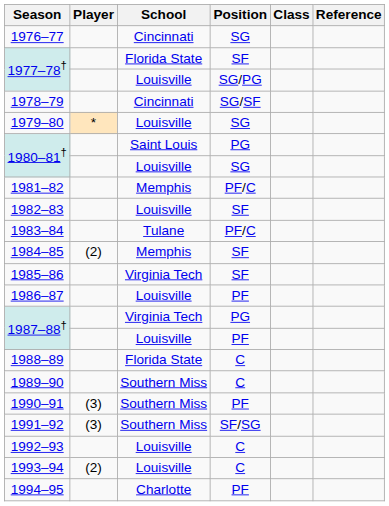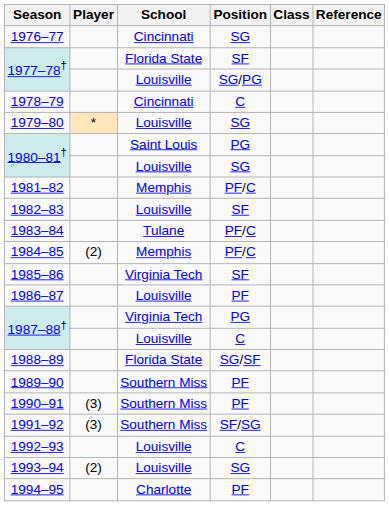(240, 101) SG/SF -> (240, 101) C
(240, 252) SF -> (240, 252) PF/C
(240, 338) PF -> (240, 338) C
(240, 360) C -> (240, 360) SG/SF
(240, 381) C -> (240, 381) PF
(240, 468) C -> (240, 468) SG
